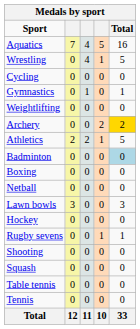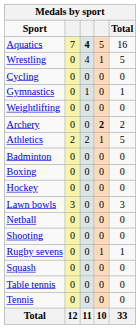(87, 44) normal -> (87, 44) bold
(101, 124) normal -> (101, 124) bold
(122, 124) gold background -> (122, 124) no background
(122, 156) lightblue background -> (122, 156) no background
rows swapped: (22, 220) <-> (21, 188)
rows swapped: (35, 236) <-> (25, 252)
